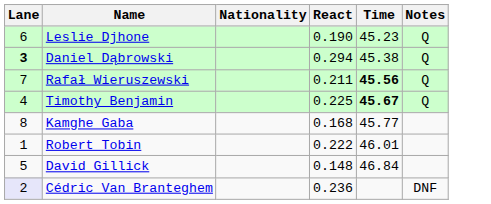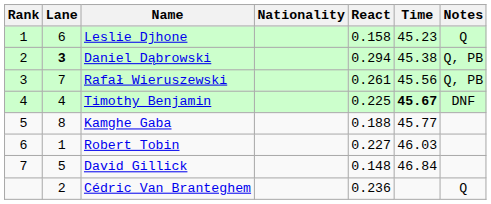+ column: (24, 15)
(333, 37) 0.190 -> (371, 37) 0.158
(425, 59) Q -> (463, 59) Q, PB
(333, 80) 0.211 -> (371, 80) 0.261
(379, 80) bold -> (417, 80) normal
(425, 80) Q -> (463, 80) Q, PB
(425, 102) Q -> (463, 102) DNF
(333, 123) 0.168 -> (371, 123) 0.188
(333, 145) 0.222 -> (371, 145) 0.227
(379, 145) 46.01 -> (417, 145) 46.03
(24, 188) lavender background -> (62, 188) no background
(425, 188) DNF -> (463, 188) Q
